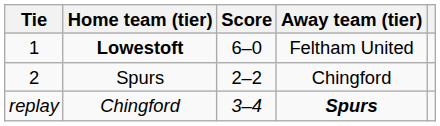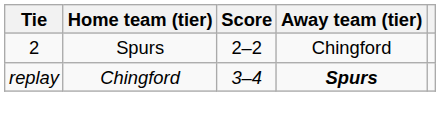- row: (140, 48)
